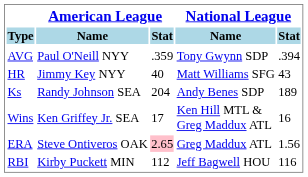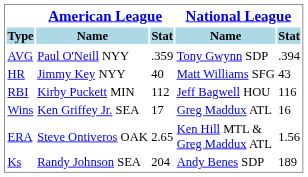rows swapped: (18, 161) <-> (14, 92)
(224, 118) Ken Hill MTL & Greg Maddux ATL -> (224, 110) Greg Maddux ATL
(162, 143) pink background -> (162, 136) no background
(224, 143) Greg Maddux ATL -> (224, 136) Ken Hill MTL & Greg Maddux ATL
